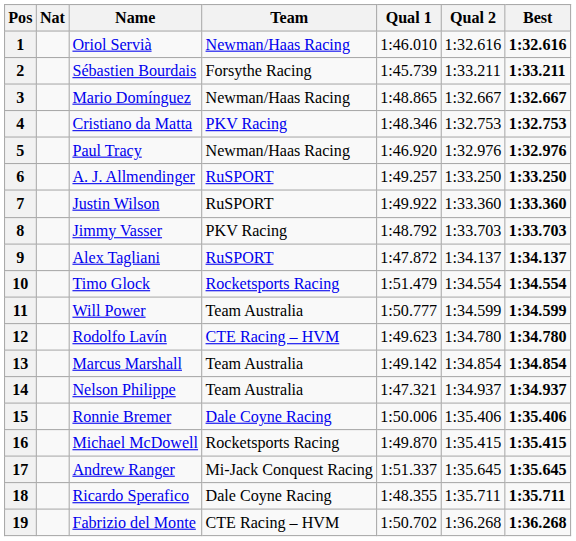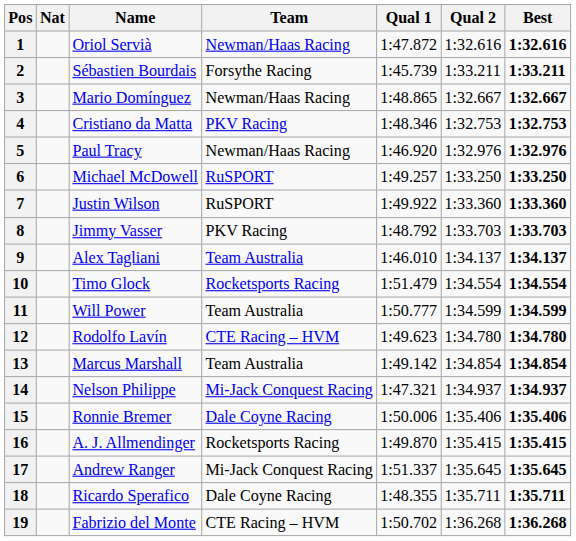(409, 44) 1:46.010 -> (409, 44) 1:47.872
(134, 177) A. J. Allmendinger -> (135, 177) Michael McDowell
(240, 257) RuSPORT -> (254, 257) Team Australia
(409, 257) 1:47.872 -> (409, 257) 1:46.010
(254, 389) Team Australia -> (289, 389) Mi-Jack Conquest Racing
(135, 443) Michael McDowell -> (134, 443) A. J. Allmendinger
